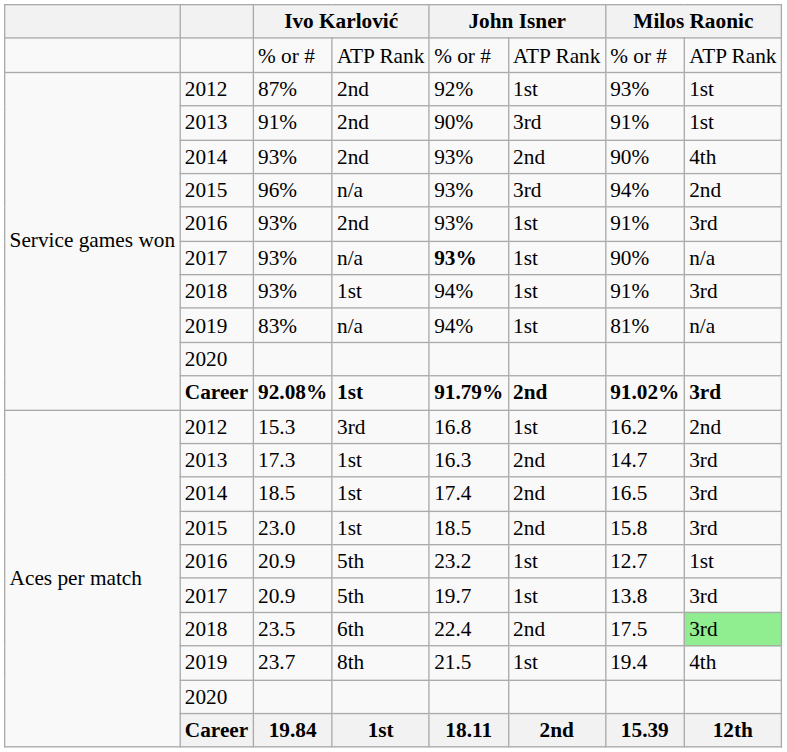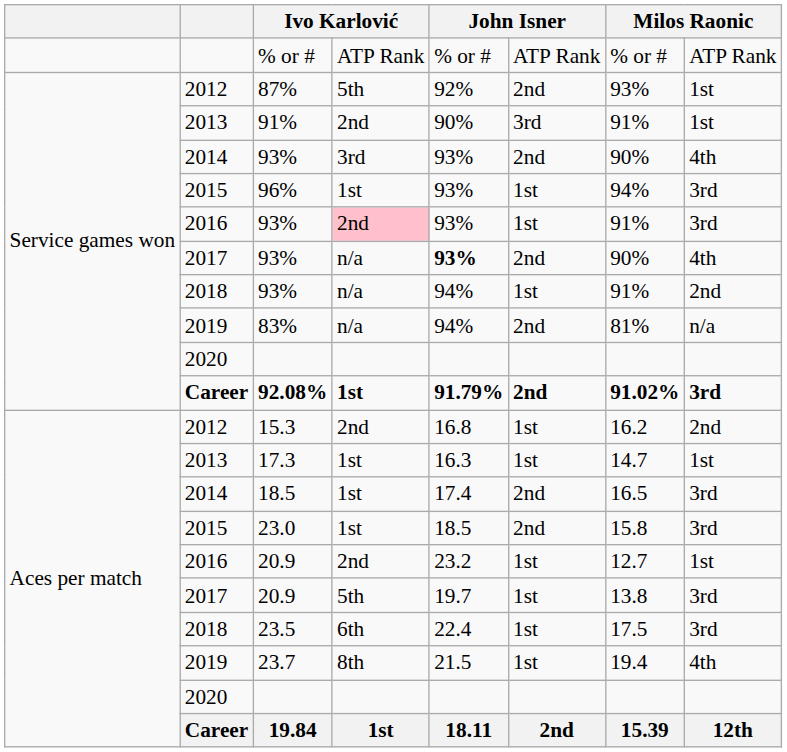(353, 88) 2nd -> (351, 88) 5th
(526, 88) 1st -> (529, 88) 2nd
(353, 156) 2nd -> (351, 156) 3rd
(350, 190) n/a -> (349, 190) 1st
(527, 190) 3rd -> (526, 190) 1st
(705, 190) 2nd -> (703, 190) 3rd
(353, 223) no background -> (353, 223) pink background
(526, 257) 1st -> (529, 257) 2nd
(702, 257) n/a -> (703, 257) 4th
(349, 291) 1st -> (350, 291) n/a
(703, 291) 3rd -> (705, 291) 2nd
(526, 325) 1st -> (529, 325) 2nd
(351, 426) 3rd -> (353, 426) 2nd
(529, 460) 2nd -> (526, 460) 1st
(703, 460) 3rd -> (702, 460) 1st
(351, 561) 5th -> (353, 561) 2nd
(529, 628) 2nd -> (526, 628) 1st
(703, 628) lightgreen background -> (703, 628) no background
